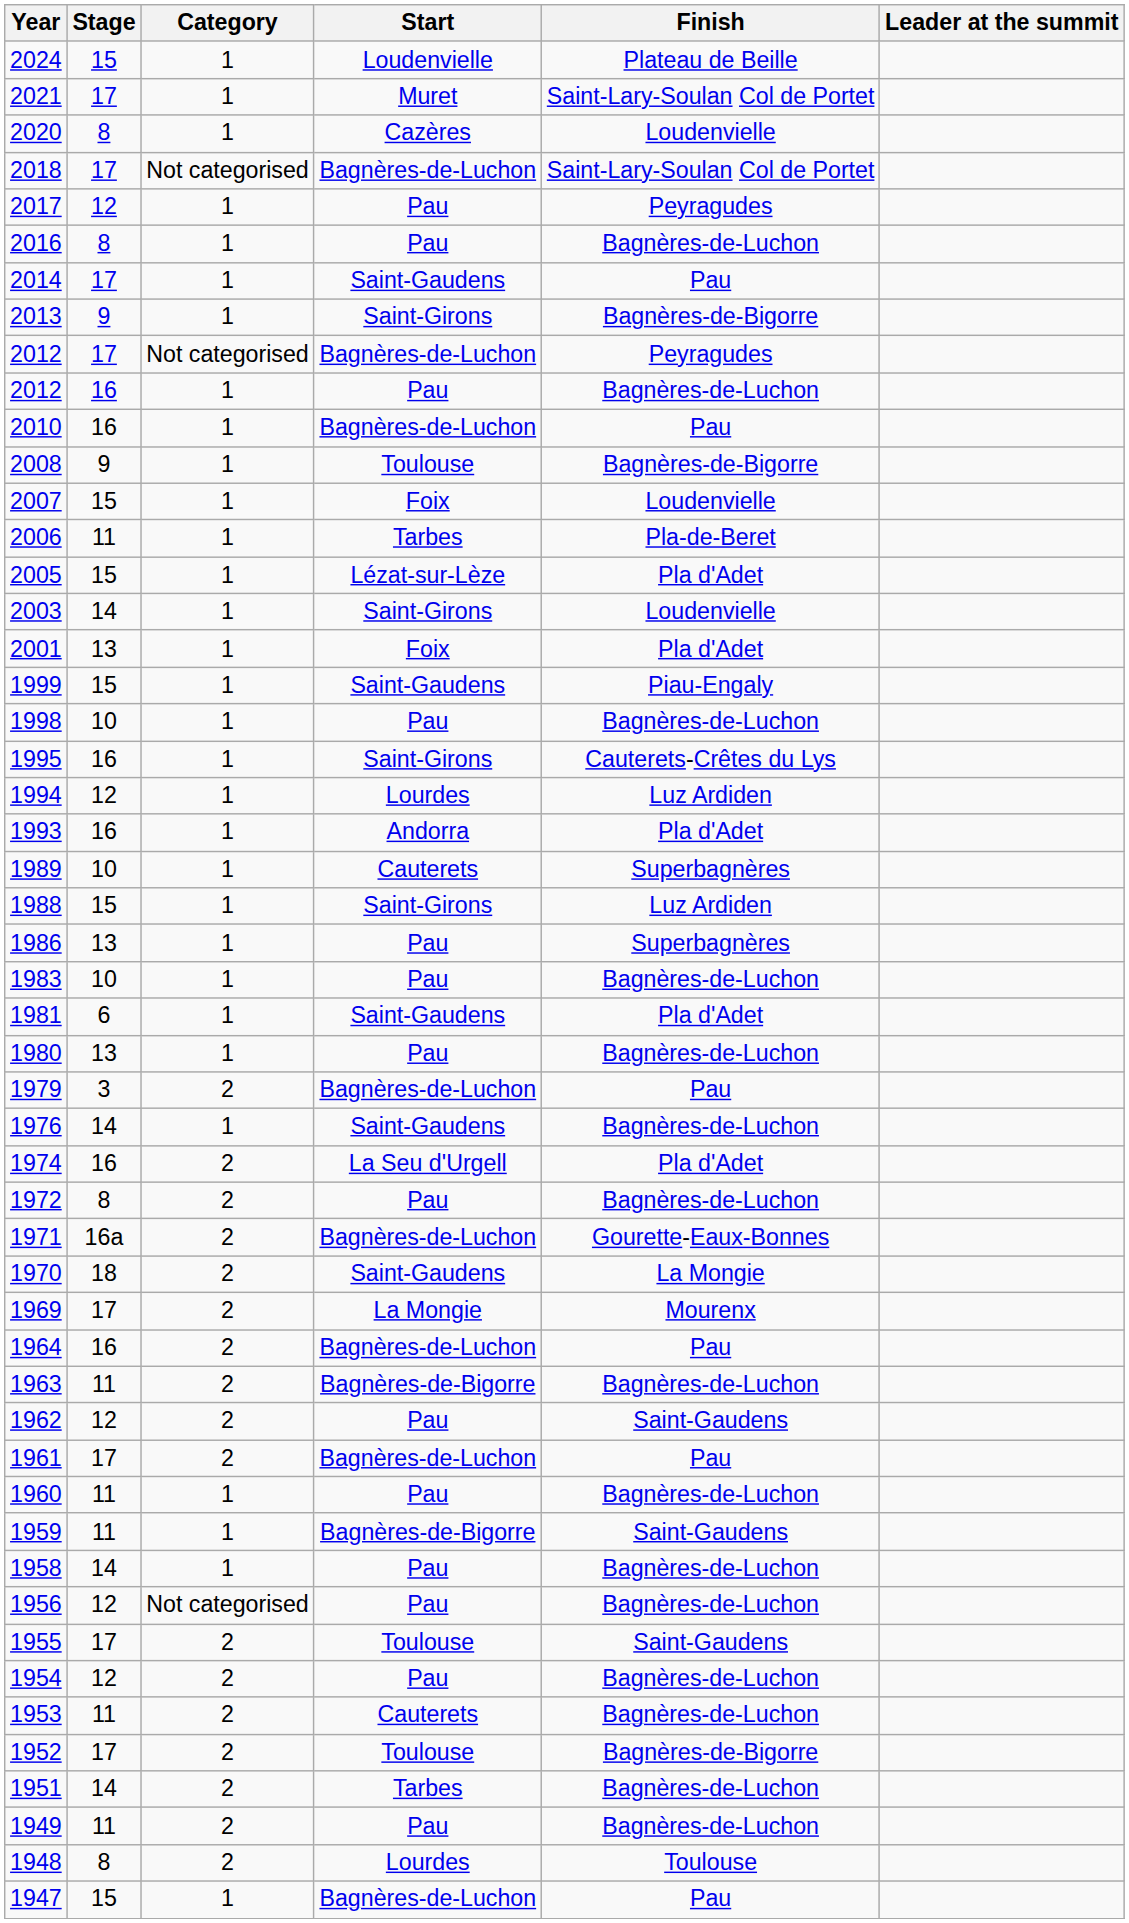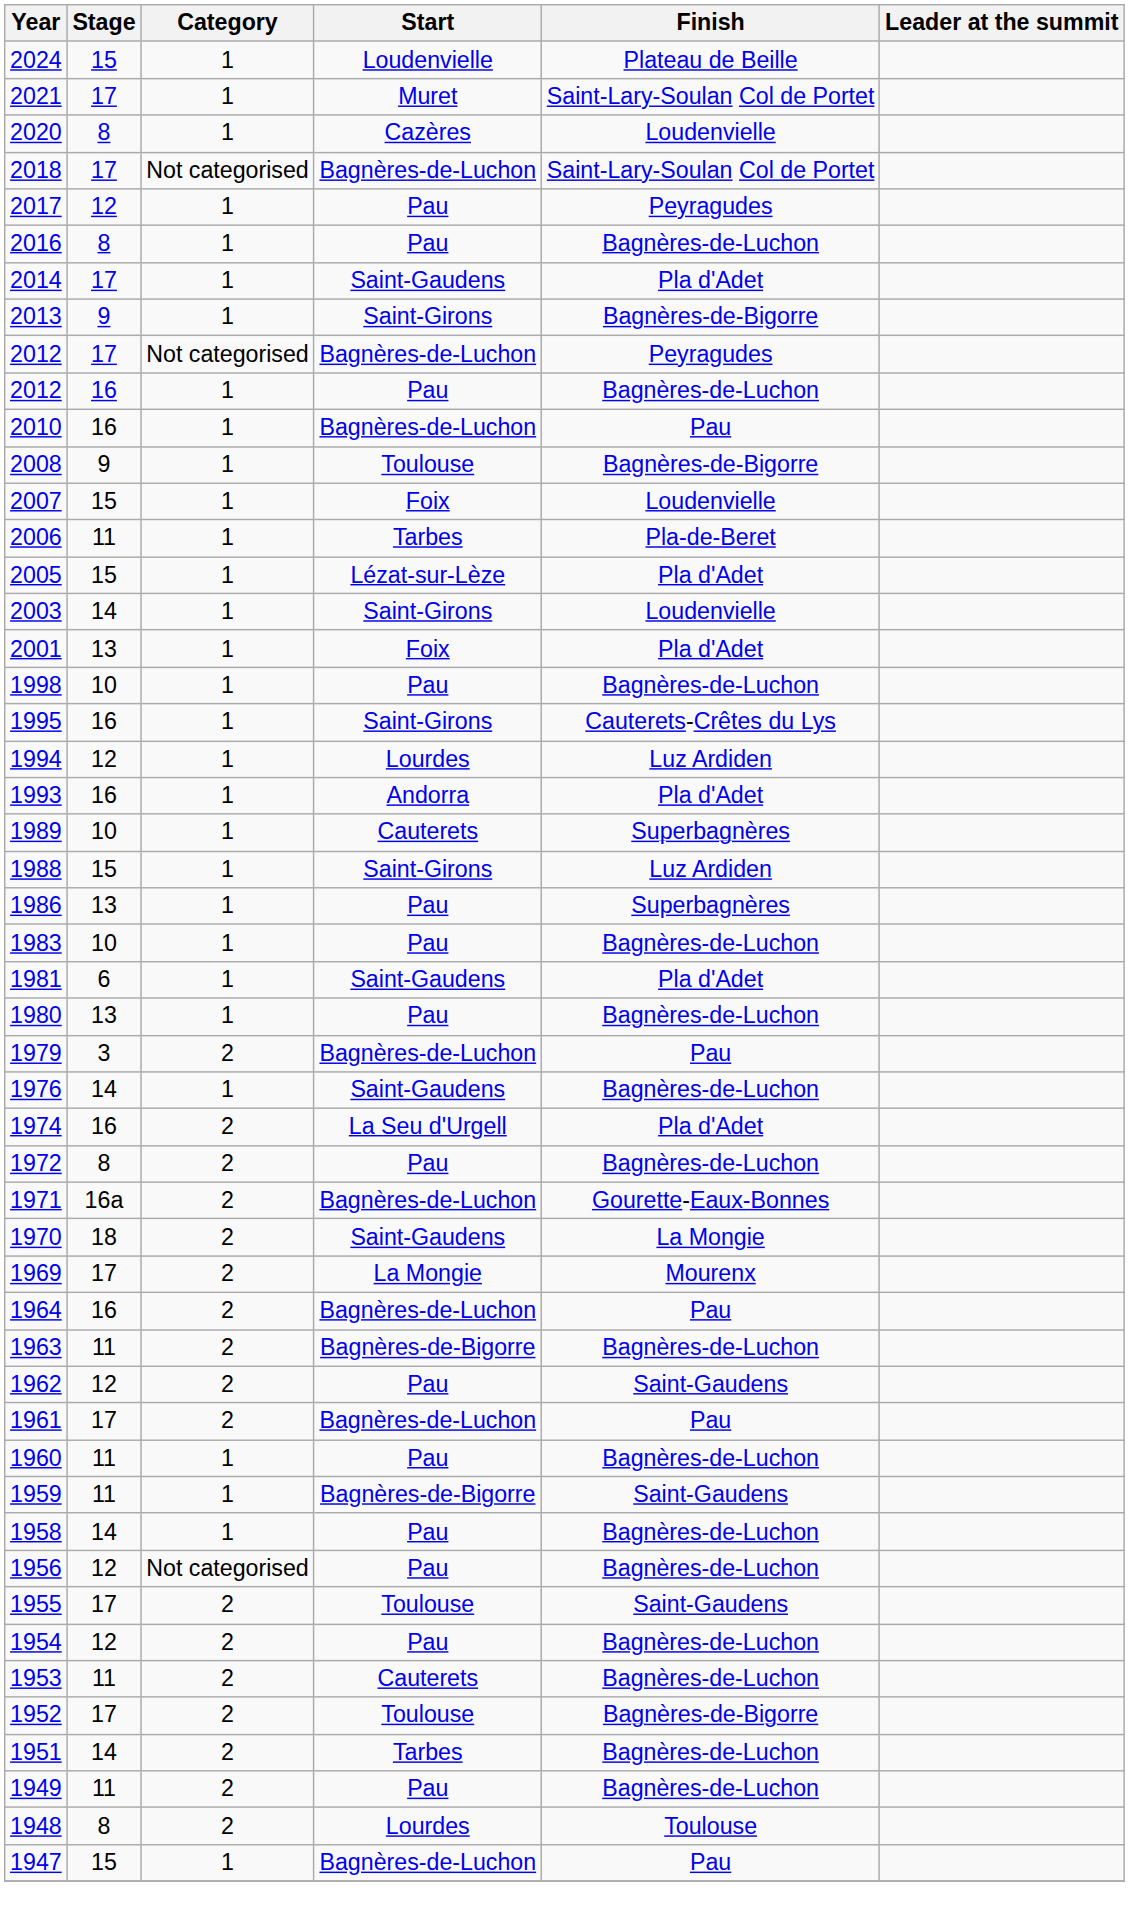(711, 280) Pau -> (711, 280) Pla d'Adet
- row: (36, 685)
